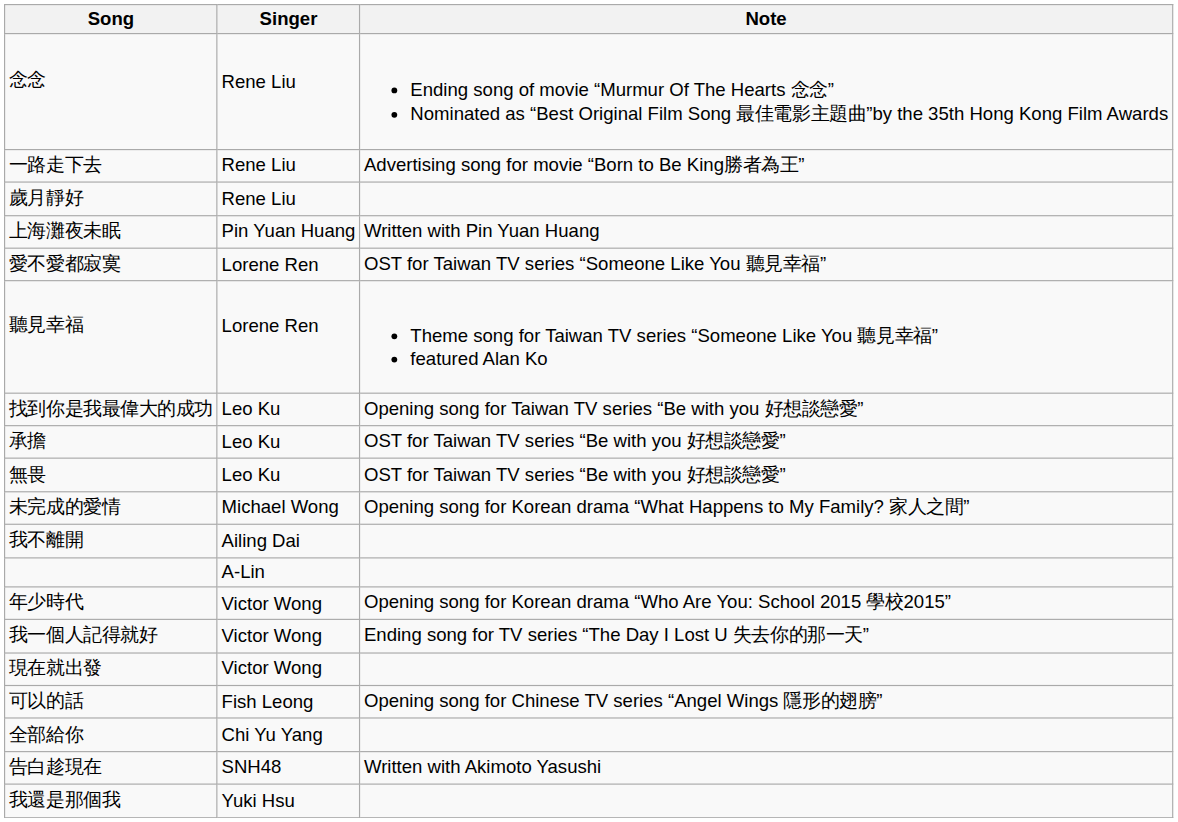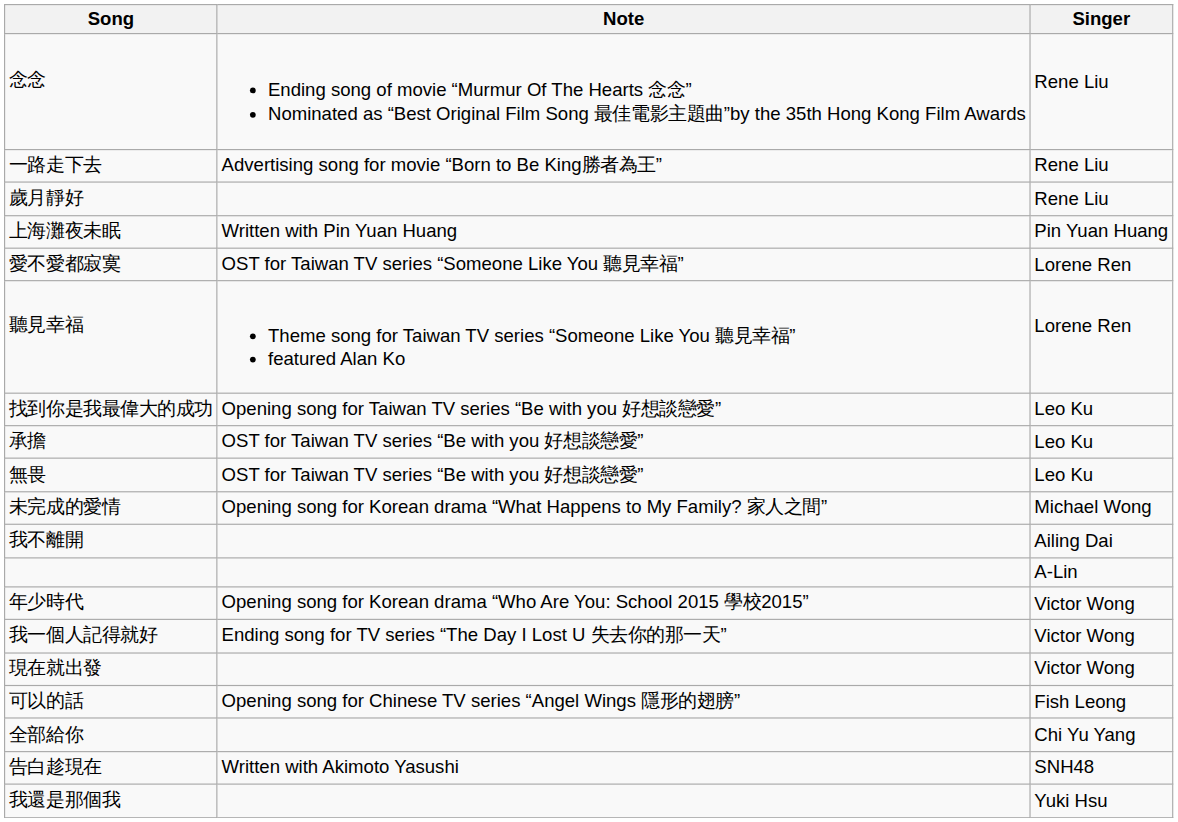columns swapped: (288, 19) <-> (766, 19)
